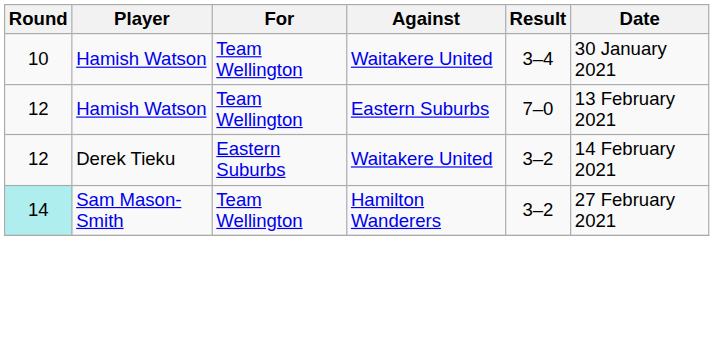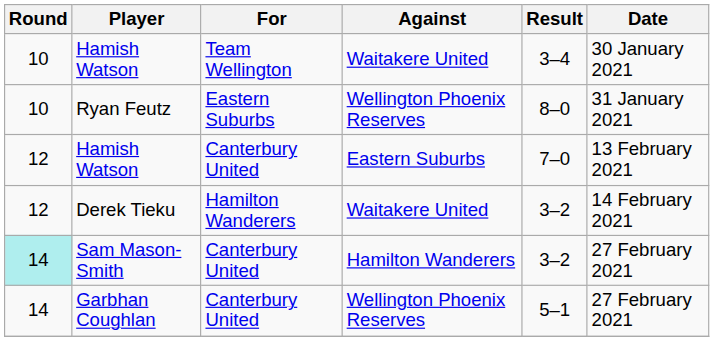+ row: (124, 109)
(259, 109) Team Wellington -> (251, 159) Canterbury United
(251, 159) Eastern Suburbs -> (250, 210) Hamilton Wanderers
(259, 210) Team Wellington -> (251, 260) Canterbury United
+ row: (116, 310)
